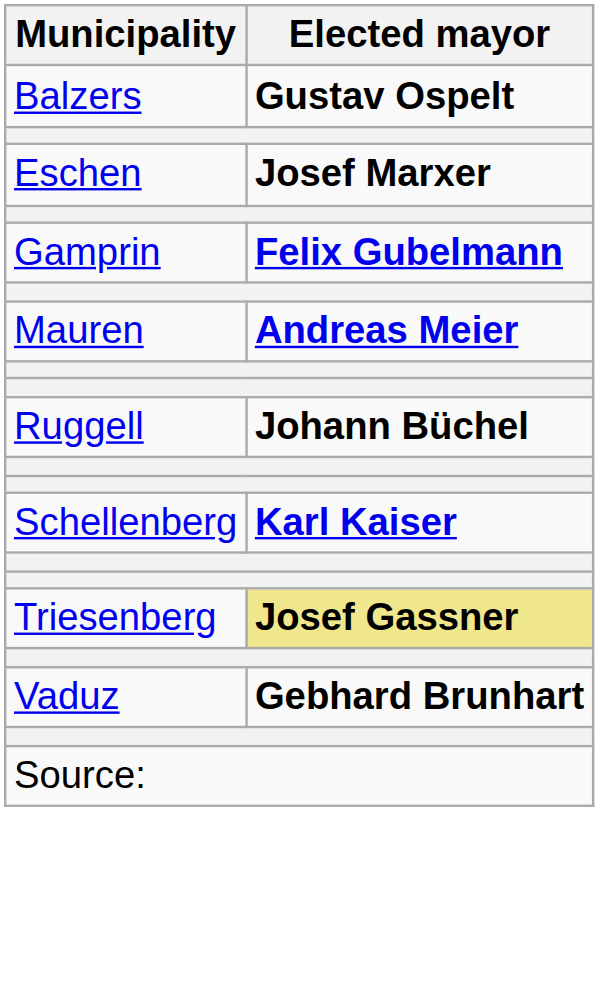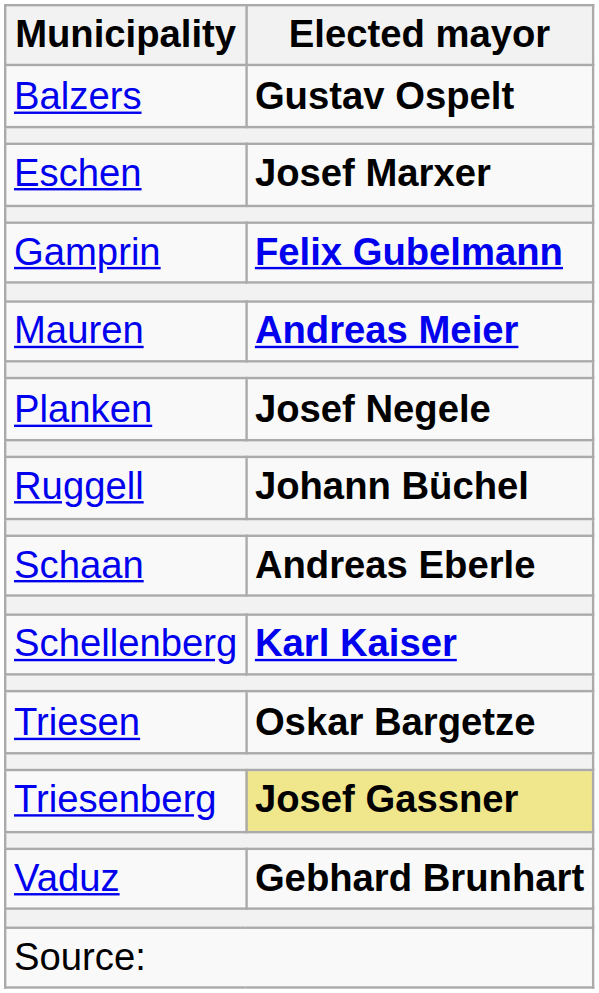+ row: (83, 408)
+ row: (79, 565)
+ row: (77, 721)
